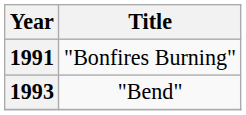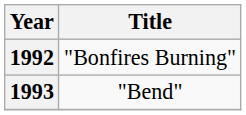(32, 57) 1991 -> (32, 57) 1992
